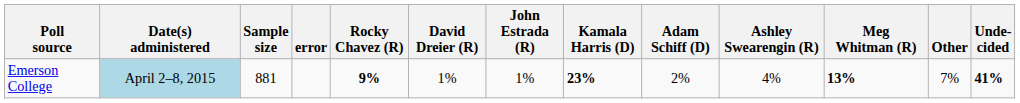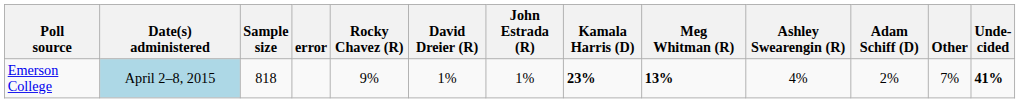columns swapped: (680, 39) <-> (876, 39)
(266, 78) 881 -> (266, 78) 818
(369, 78) bold -> (369, 78) normal
